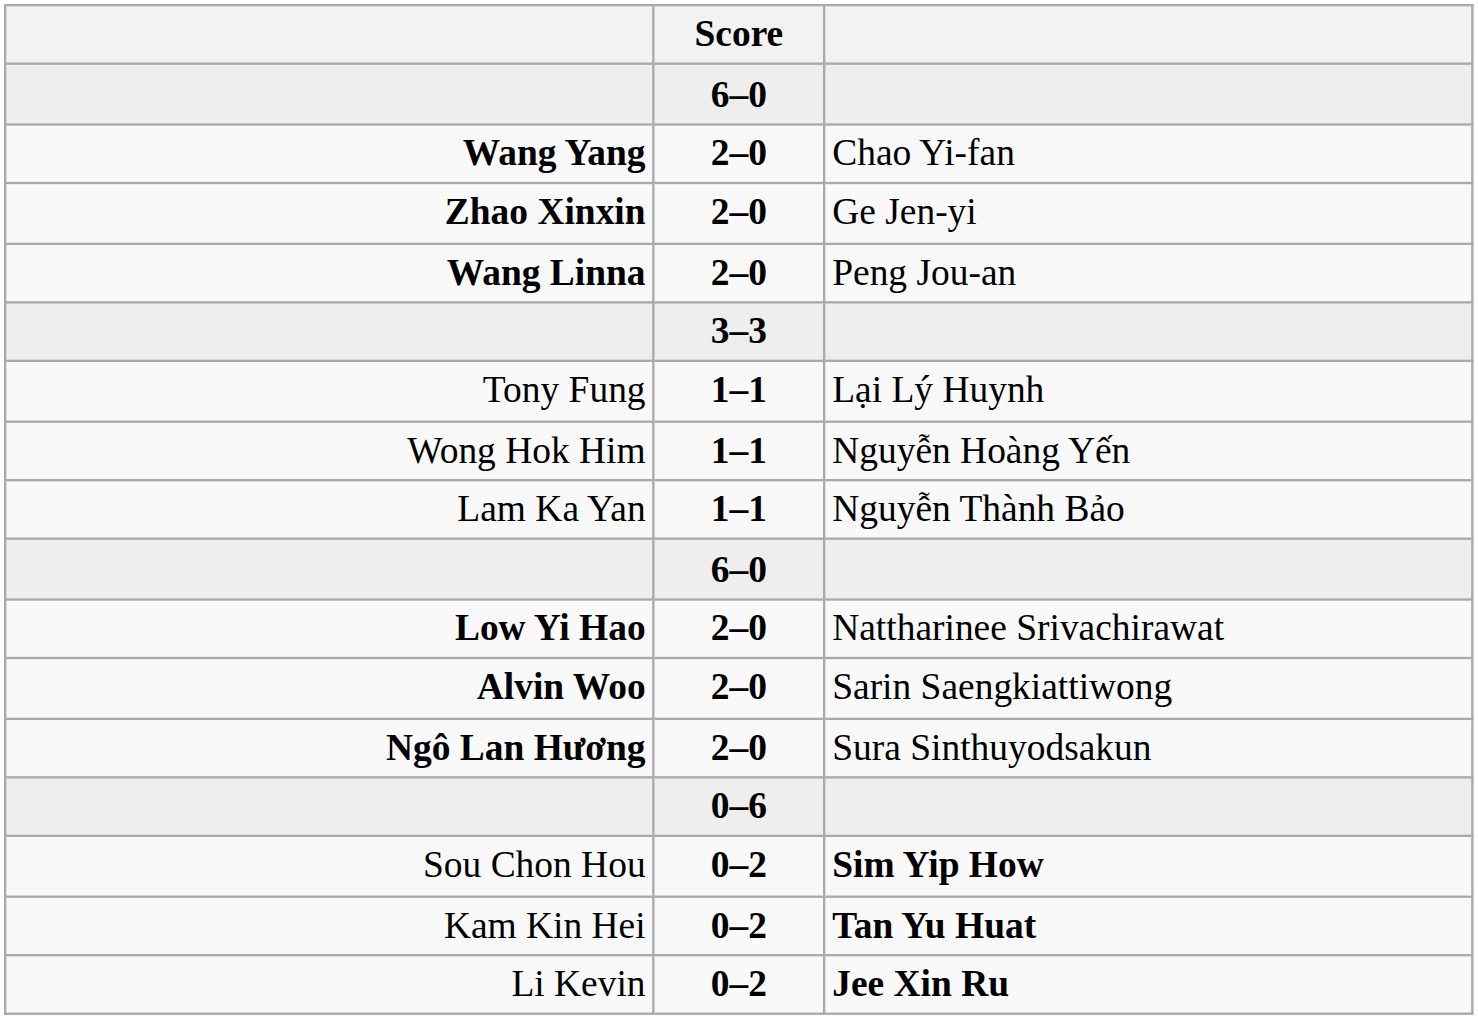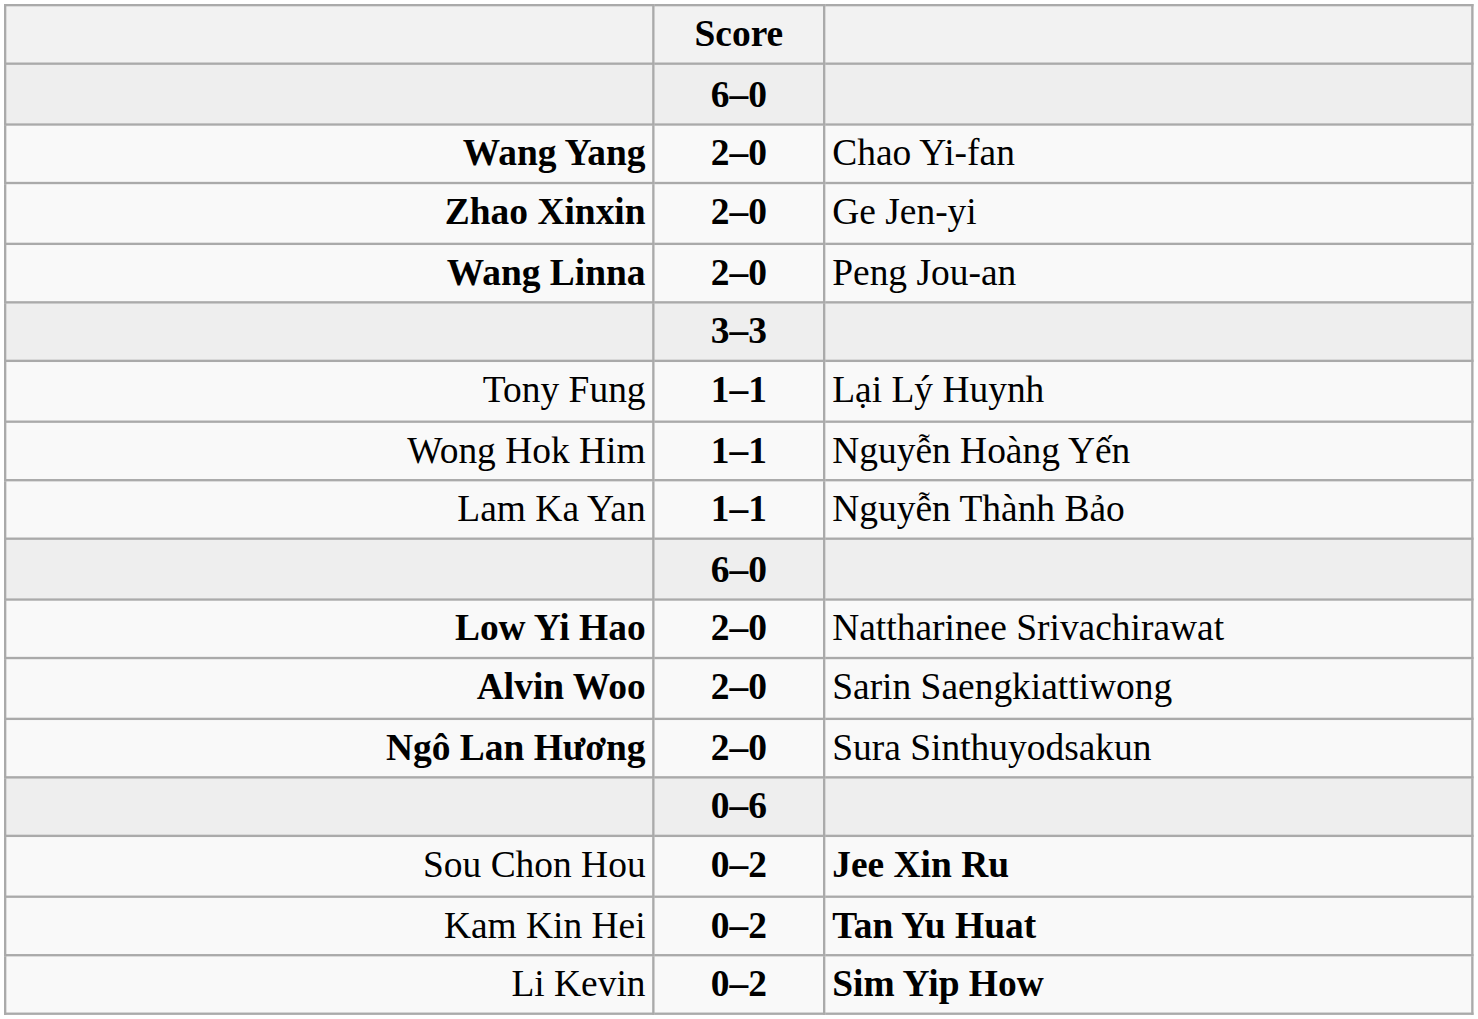(938, 865) Sim Yip How -> (921, 865) Jee Xin Ru
(921, 984) Jee Xin Ru -> (938, 984) Sim Yip How
